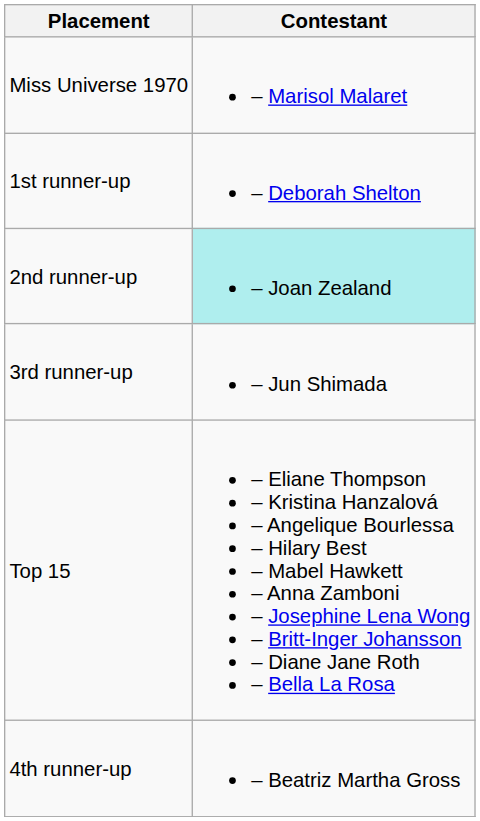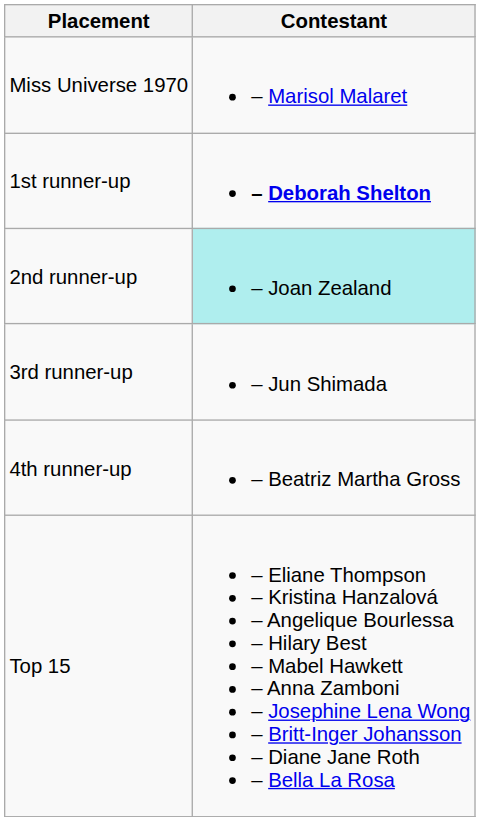(334, 192) normal -> (334, 192) bold
rows swapped: (70, 769) <-> (40, 570)
